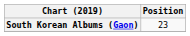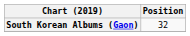(163, 25) 23 -> (163, 25) 32
